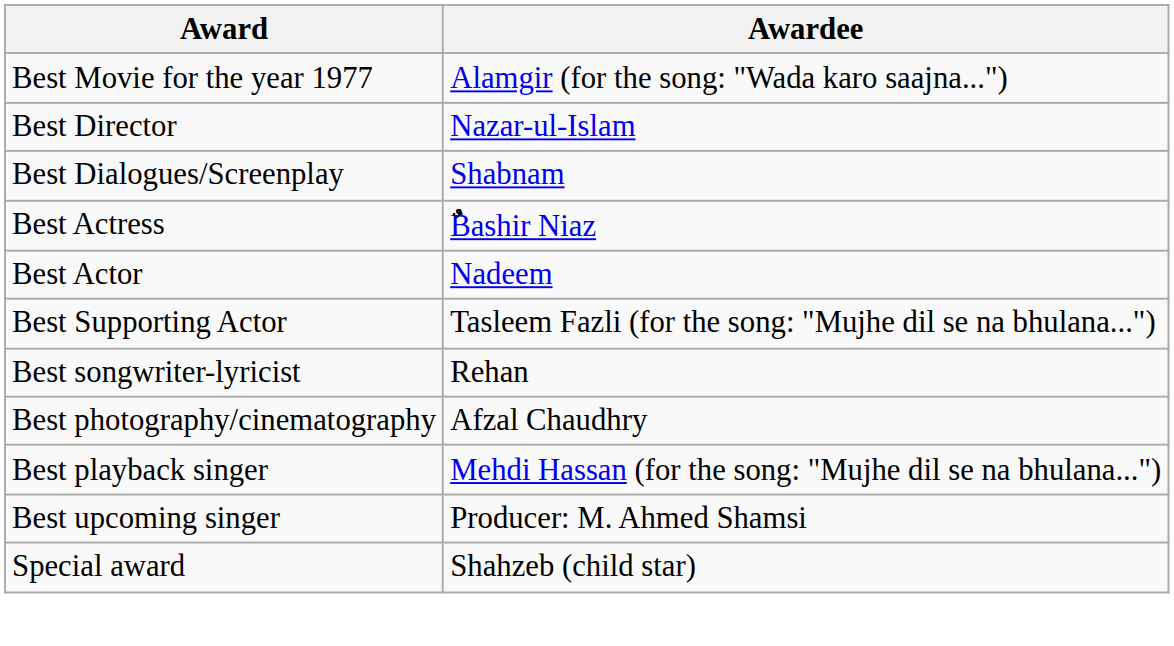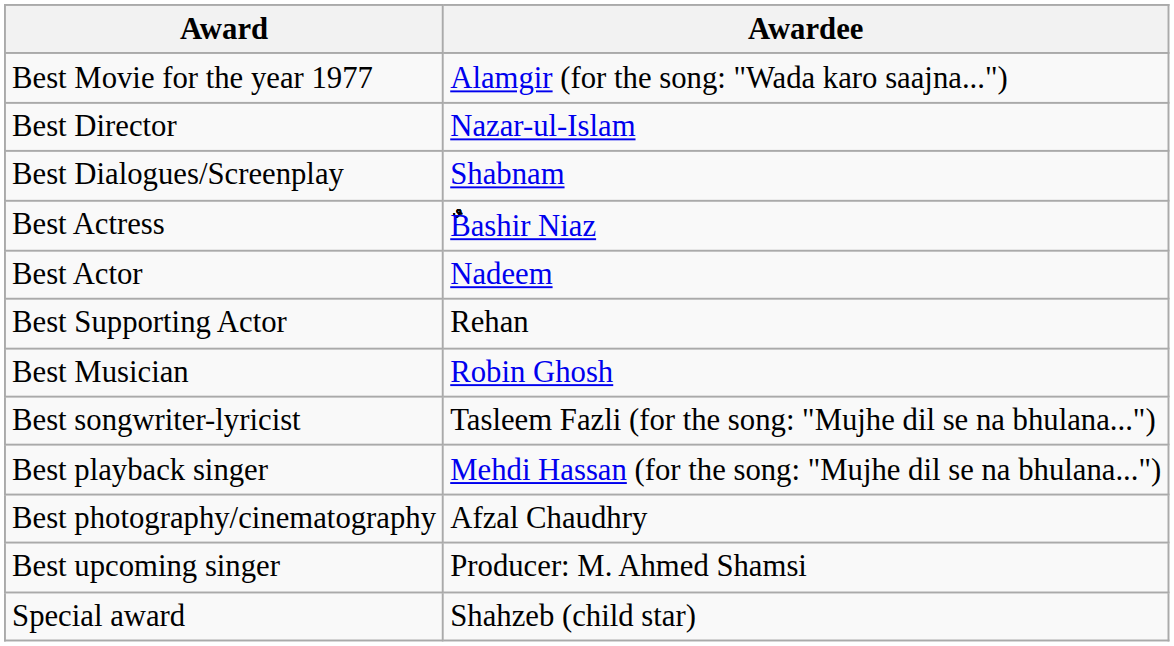(803, 323) Tasleem Fazli (for the song: "Mujhe dil se na bhulana...") -> (489, 323) Rehan
+ row: (100, 371)
(489, 371) Rehan -> (803, 420) Tasleem Fazli (for the song: "Mujhe dil se na bhulana...")
rows swapped: (224, 420) <-> (140, 469)
